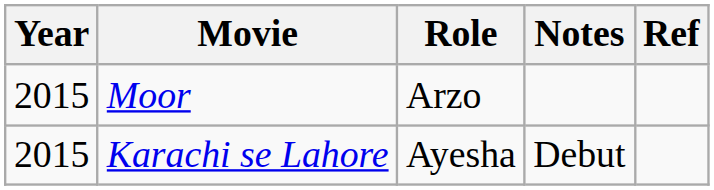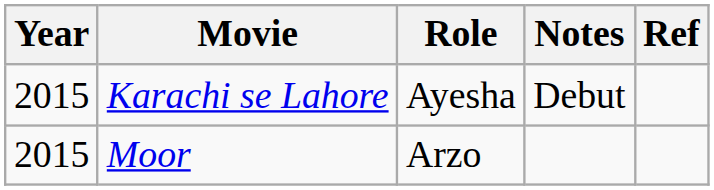rows swapped: (248, 154) <-> (149, 94)
